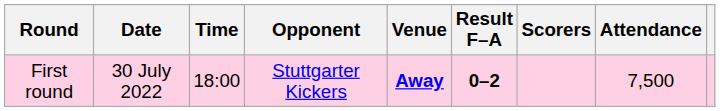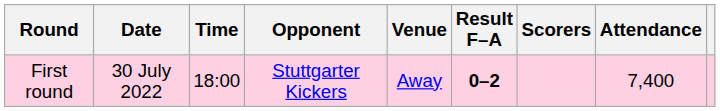(419, 80) bold -> (419, 80) normal
(651, 80) 7,500 -> (651, 80) 7,400
